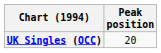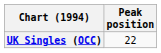(130, 40) 20 -> (130, 40) 22
